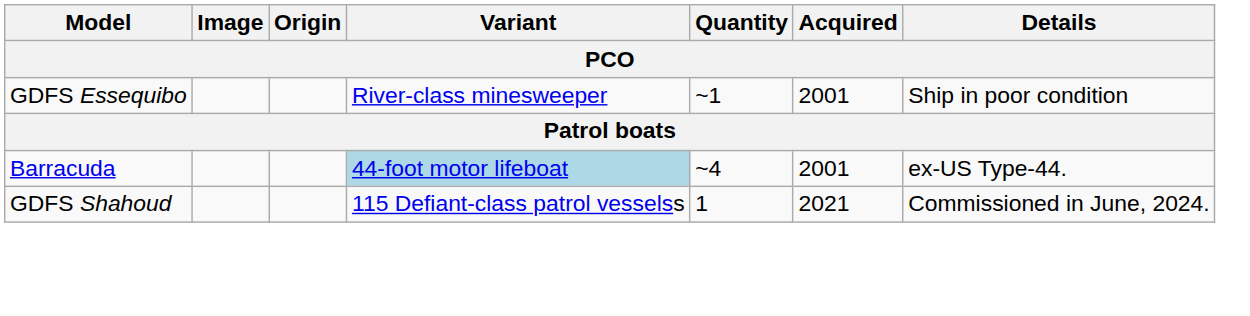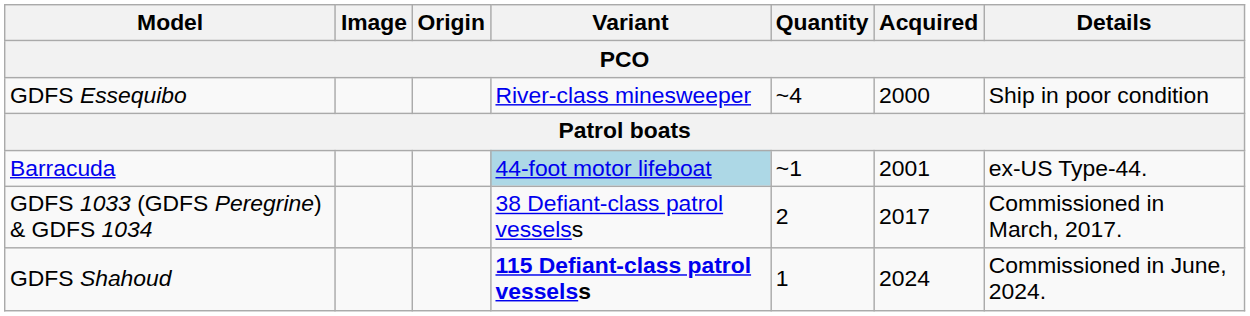(708, 95) ~1 -> (789, 95) ~4
(824, 95) 2001 -> (905, 95) 2000
(708, 167) ~4 -> (789, 167) ~1
+ row: (166, 216)
(518, 204) normal -> (623, 278) bold
(824, 204) 2021 -> (905, 278) 2024
